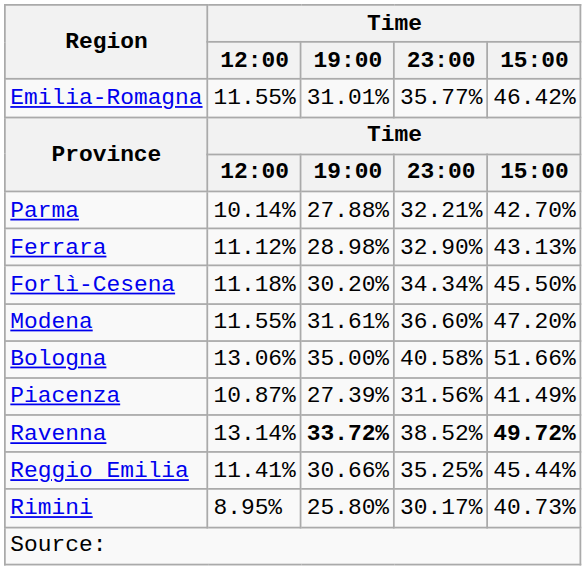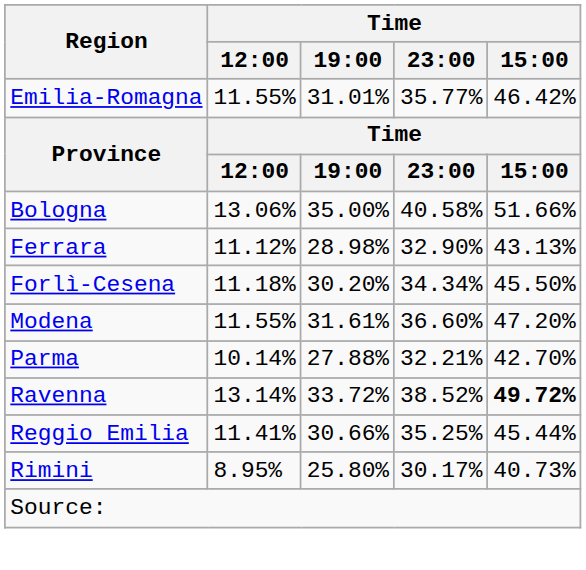rows swapped: (58, 359) <-> (45, 210)
- row: (65, 396)
(348, 434) bold -> (348, 396) normal
